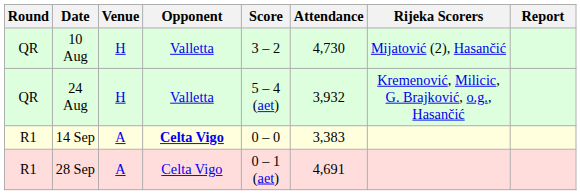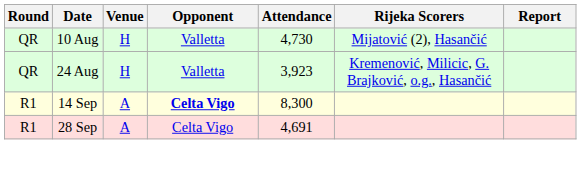- column: (266, 16)
(329, 97) 3,932 -> (297, 72) 3,923
(329, 137) 3,383 -> (297, 104) 8,300
